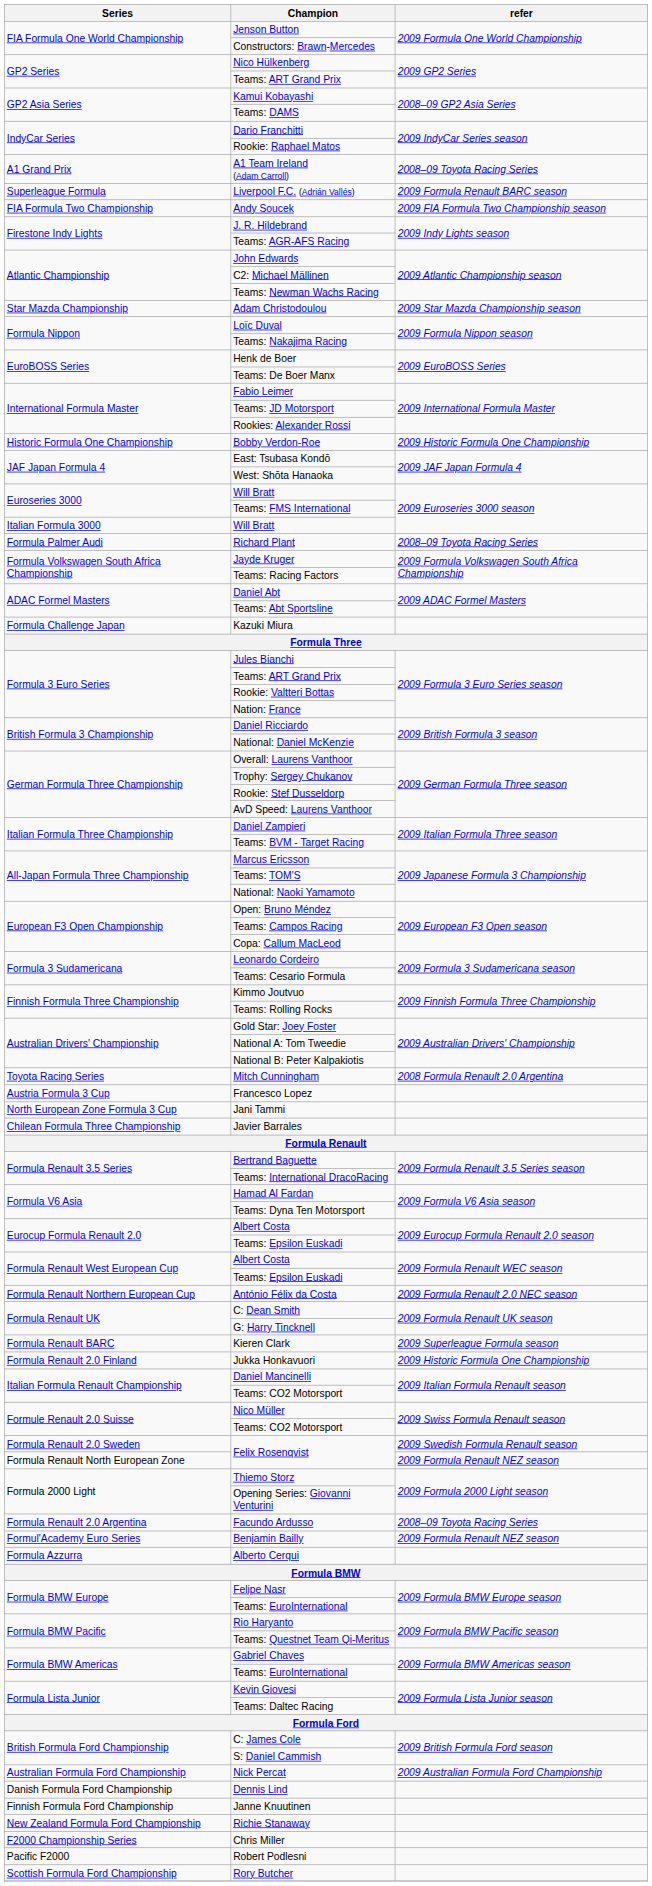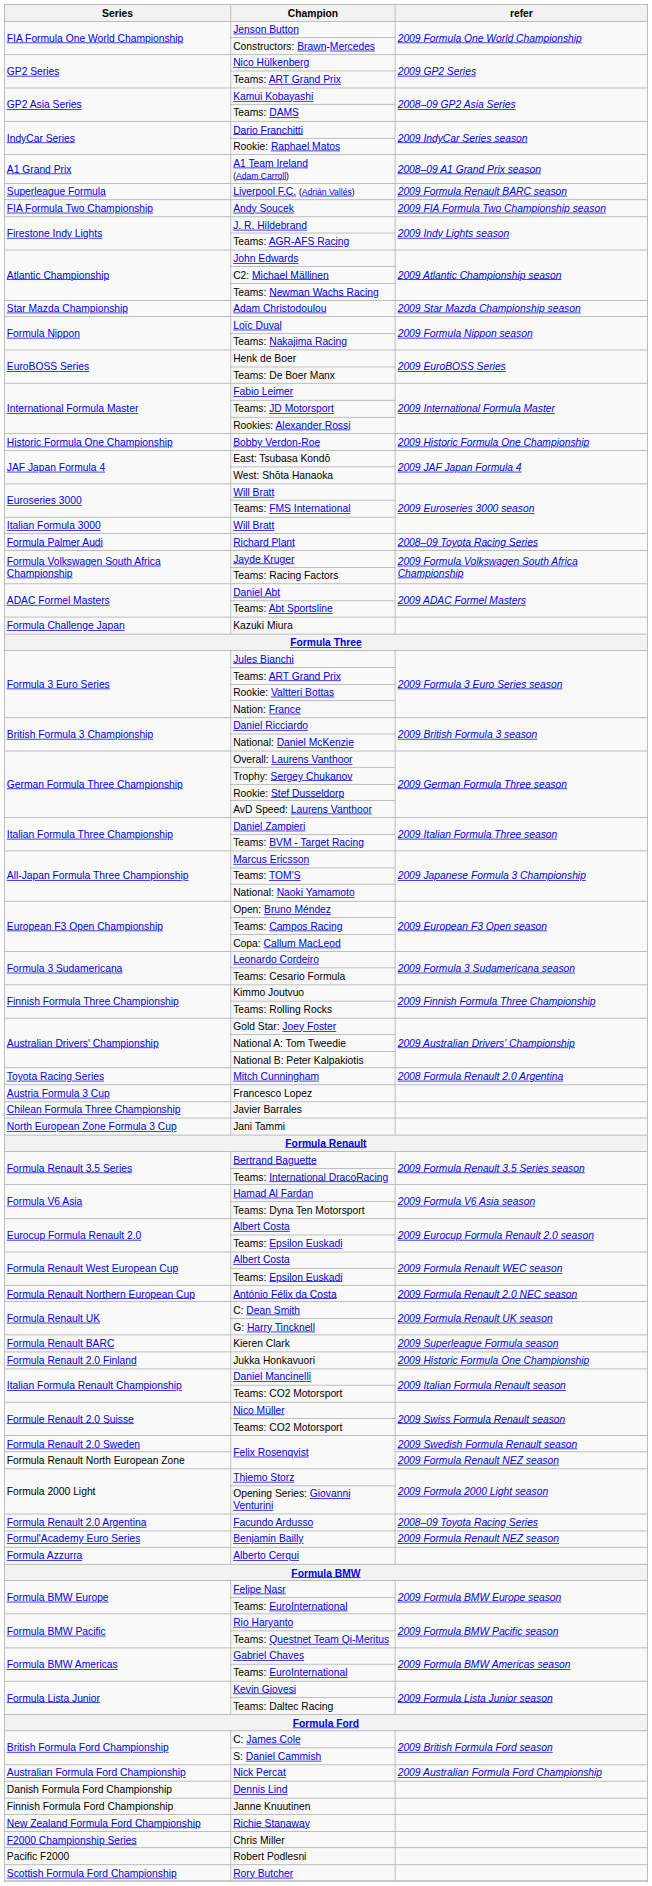(468, 169) 2008–09 Toyota Racing Series -> (469, 169) 2008–09 A1 Grand Prix season
rows swapped: (92, 1110) <-> (94, 1126)
